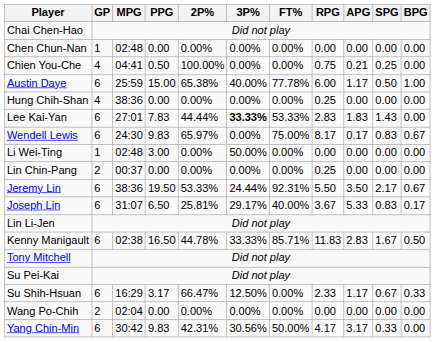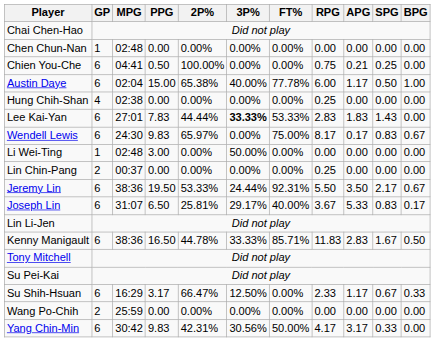(97, 65) 4 -> (97, 65) 6
(129, 83) 25:59 -> (129, 83) 02:04
(129, 100) 38:36 -> (129, 100) 02:38
(129, 240) 02:38 -> (129, 240) 38:36
(129, 310) 02:04 -> (129, 310) 25:59
